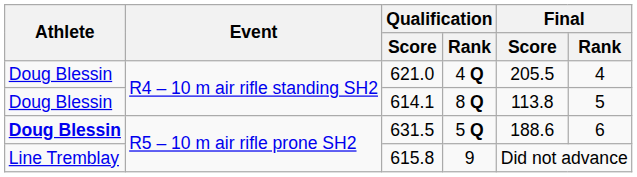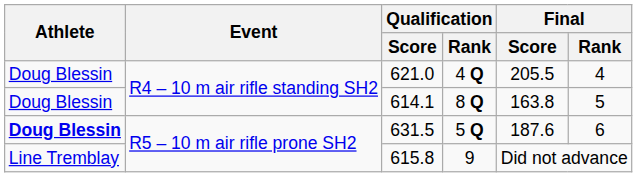(532, 102) 113.8 -> (532, 102) 163.8
(532, 130) 188.6 -> (532, 130) 187.6
